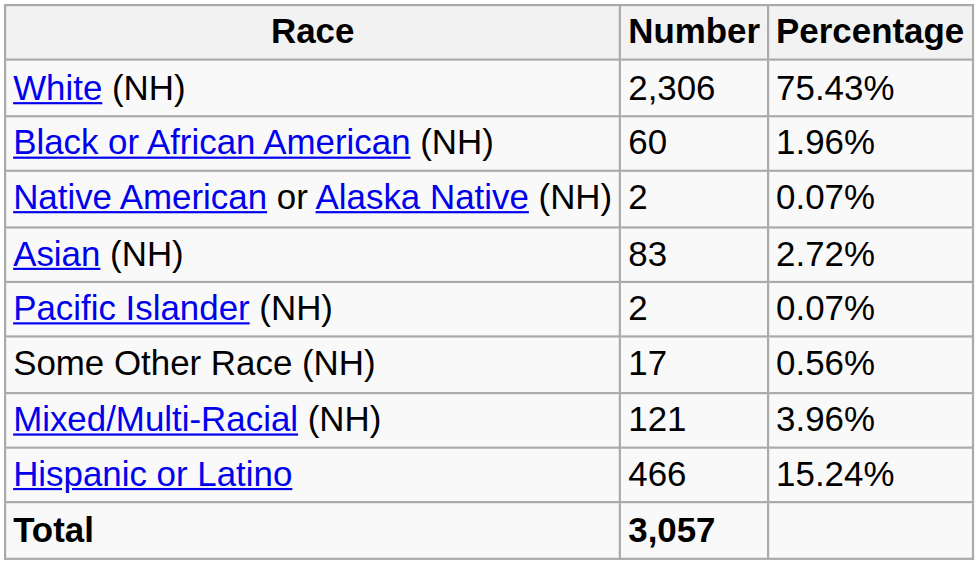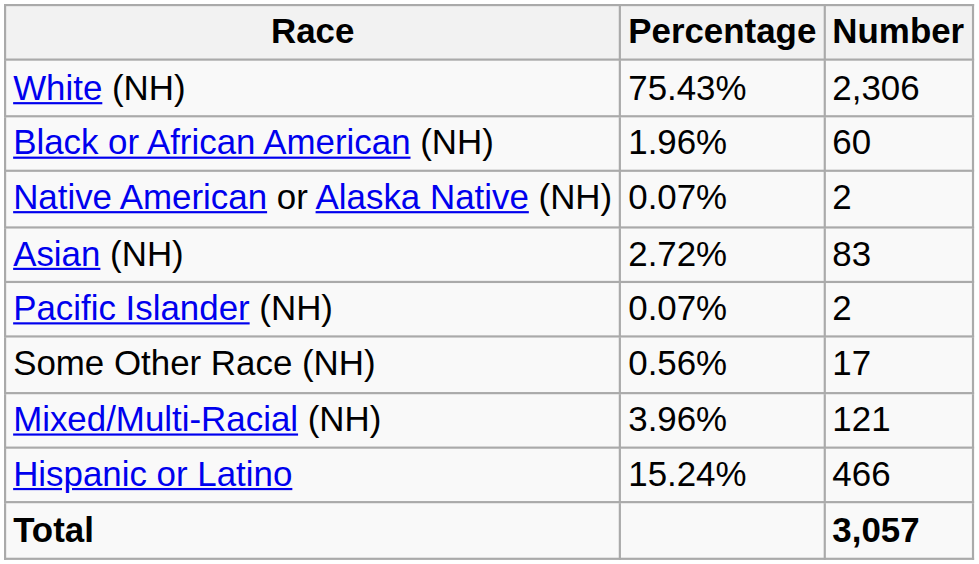columns swapped: (694, 32) <-> (870, 32)
